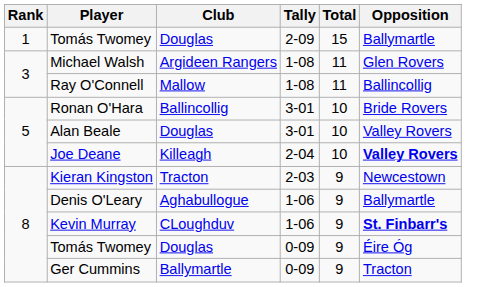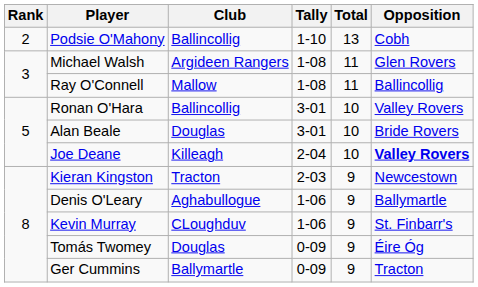- row: (101, 39)
+ row: (107, 39)
(405, 108) Bride Rovers -> (419, 108) Valley Rovers
(407, 131) Valley Rovers -> (417, 131) Bride Rovers
(405, 223) bold -> (414, 223) normal
